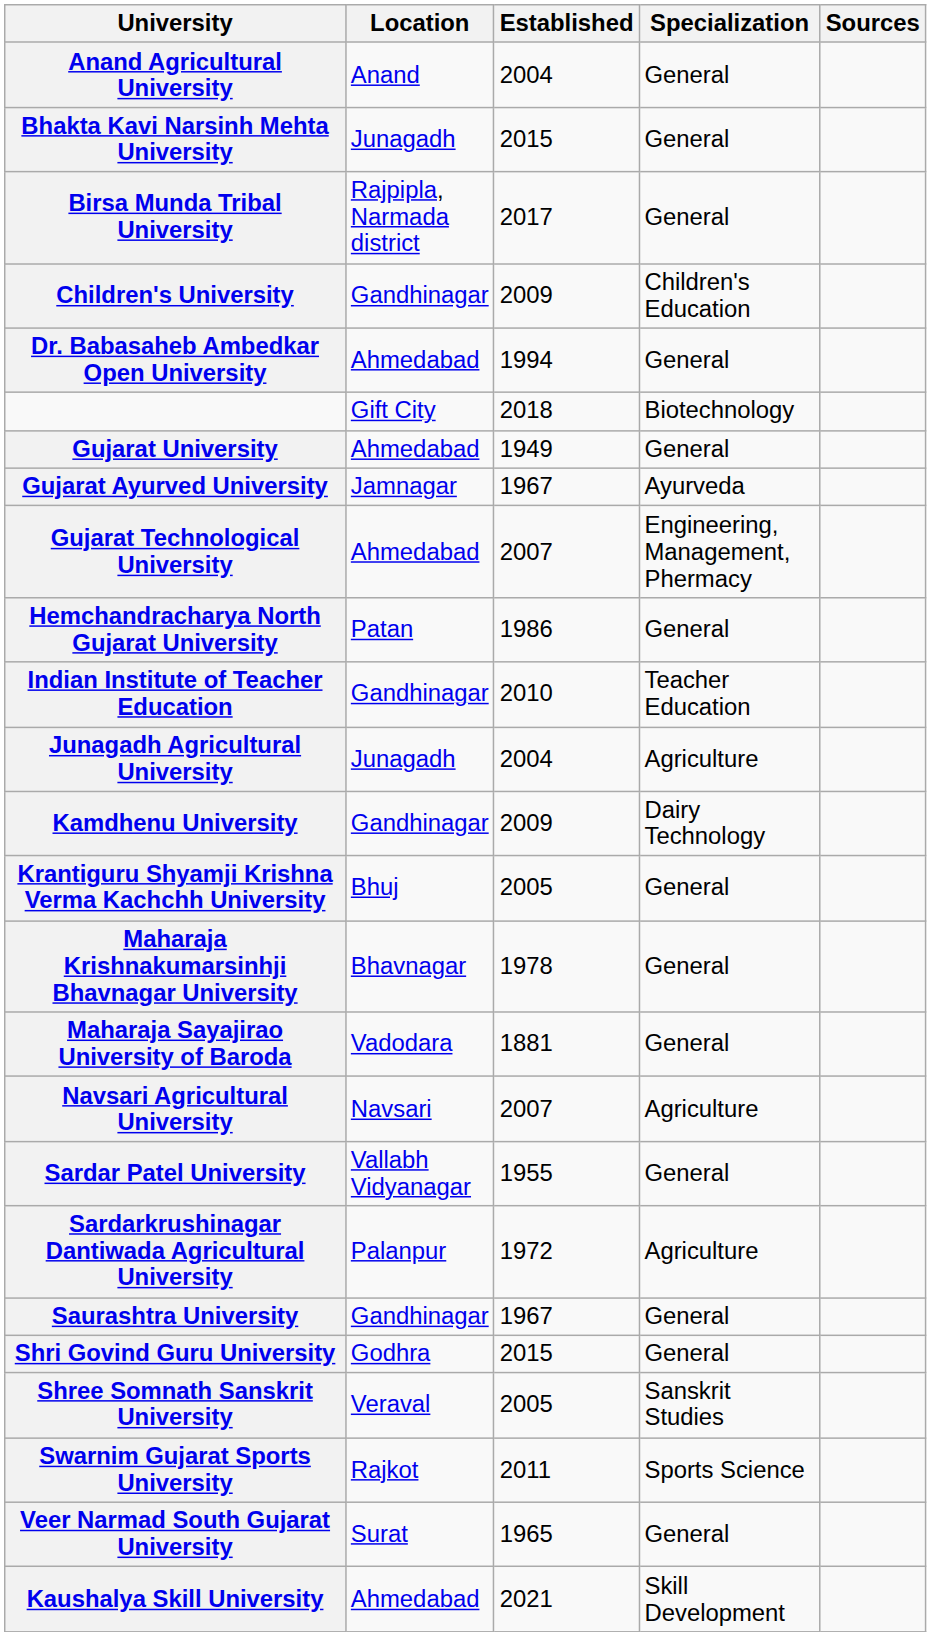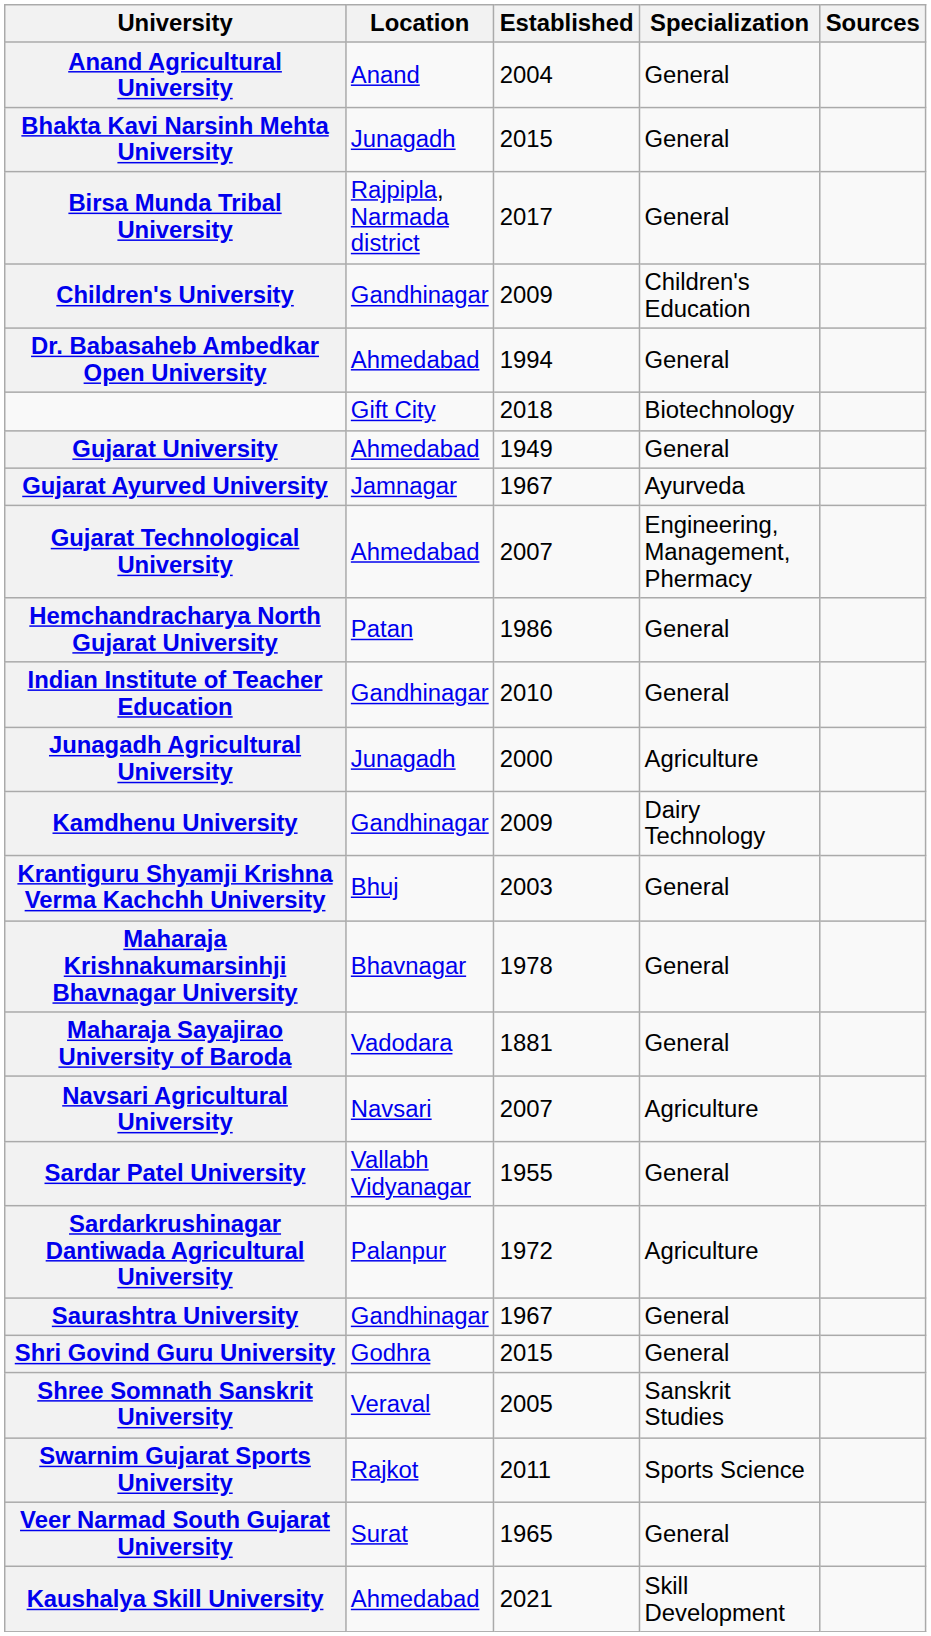(698, 694) Teacher Education -> (687, 694) General
(526, 758) 2004 -> (526, 758) 2000
(526, 887) 2005 -> (526, 887) 2003
